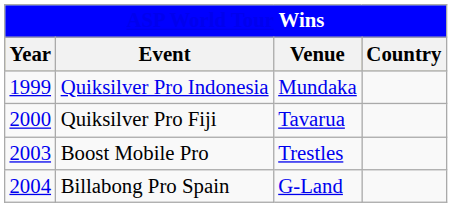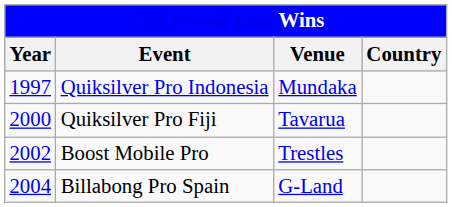(30, 86) 1999 -> (30, 86) 1997
(30, 152) 2003 -> (30, 152) 2002
